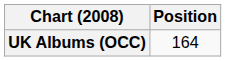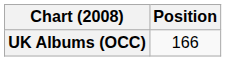(185, 42) 164 -> (185, 42) 166
